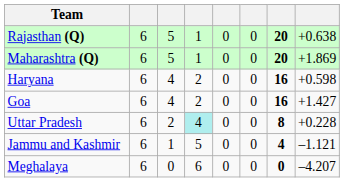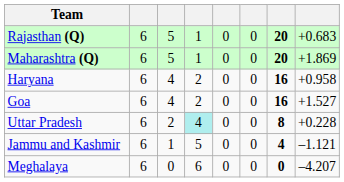(317, 36) +0.638 -> (317, 36) +0.683
(317, 79) +0.598 -> (317, 79) +0.958
(317, 101) +1.427 -> (317, 101) +1.527
